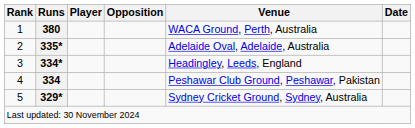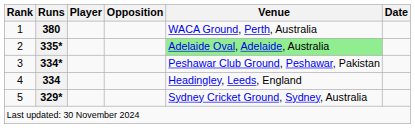(249, 47) no background -> (249, 47) lightgreen background
(235, 64) Headingley, Leeds, England -> (274, 64) Peshawar Club Ground, Peshawar, Pakistan
(274, 81) Peshawar Club Ground, Peshawar, Pakistan -> (235, 81) Headingley, Leeds, England
